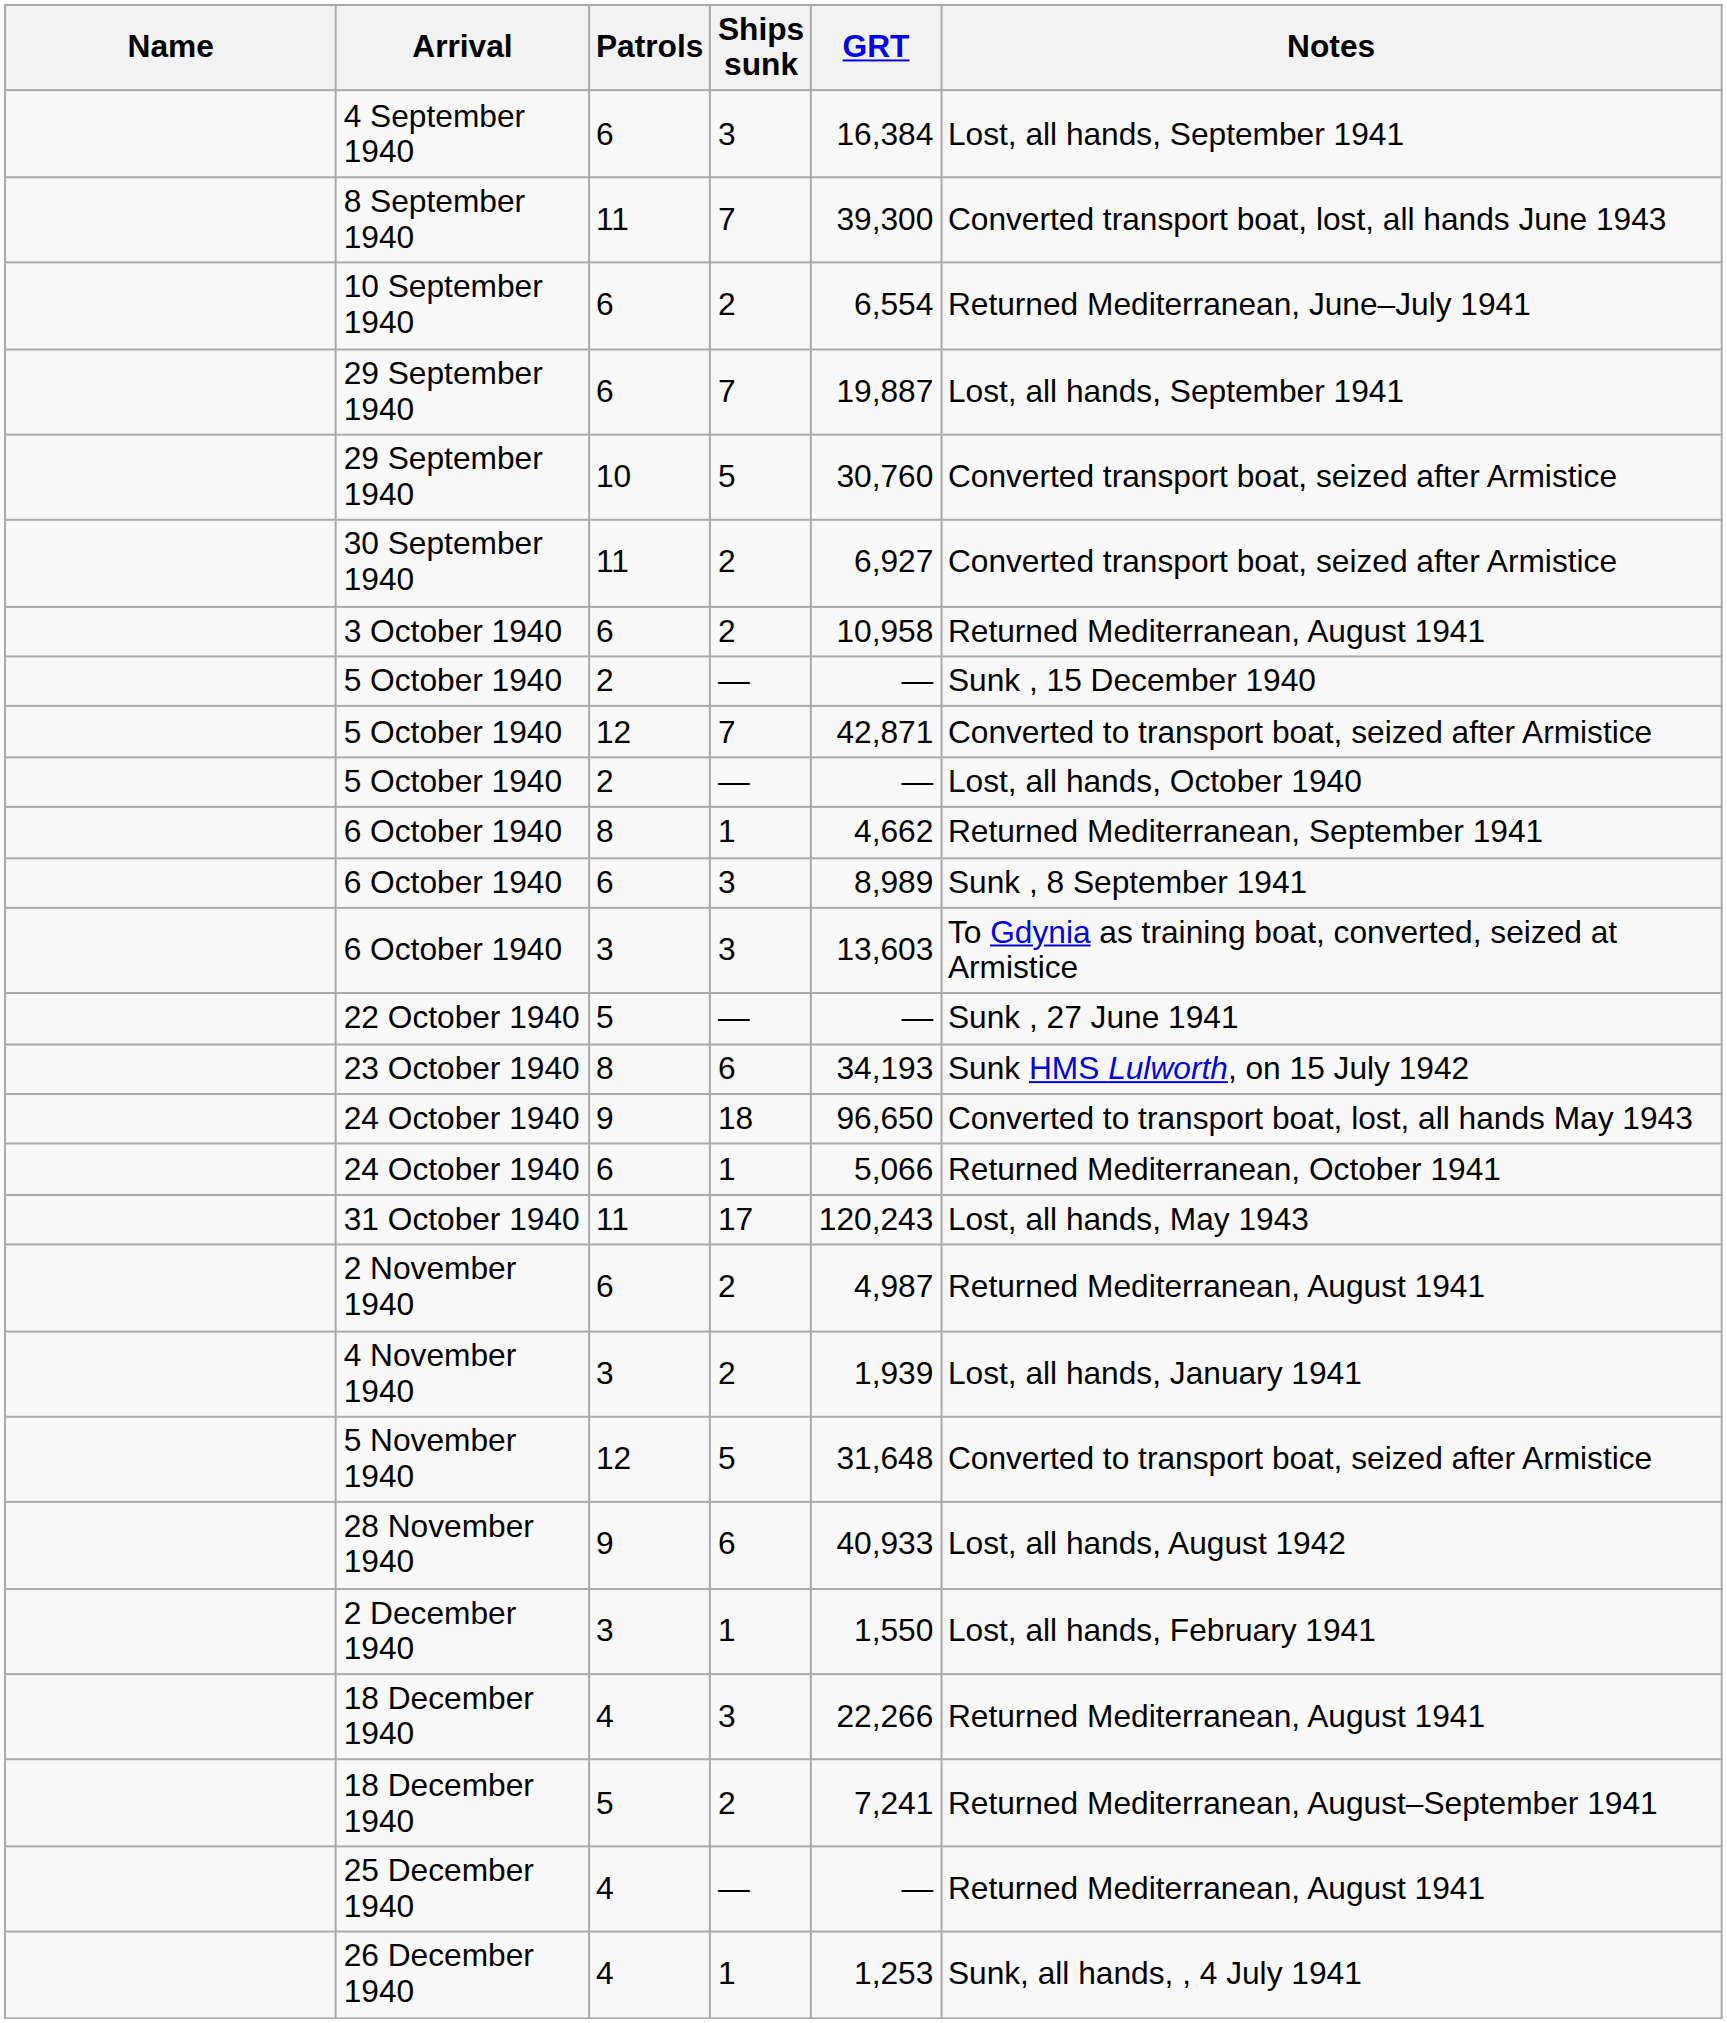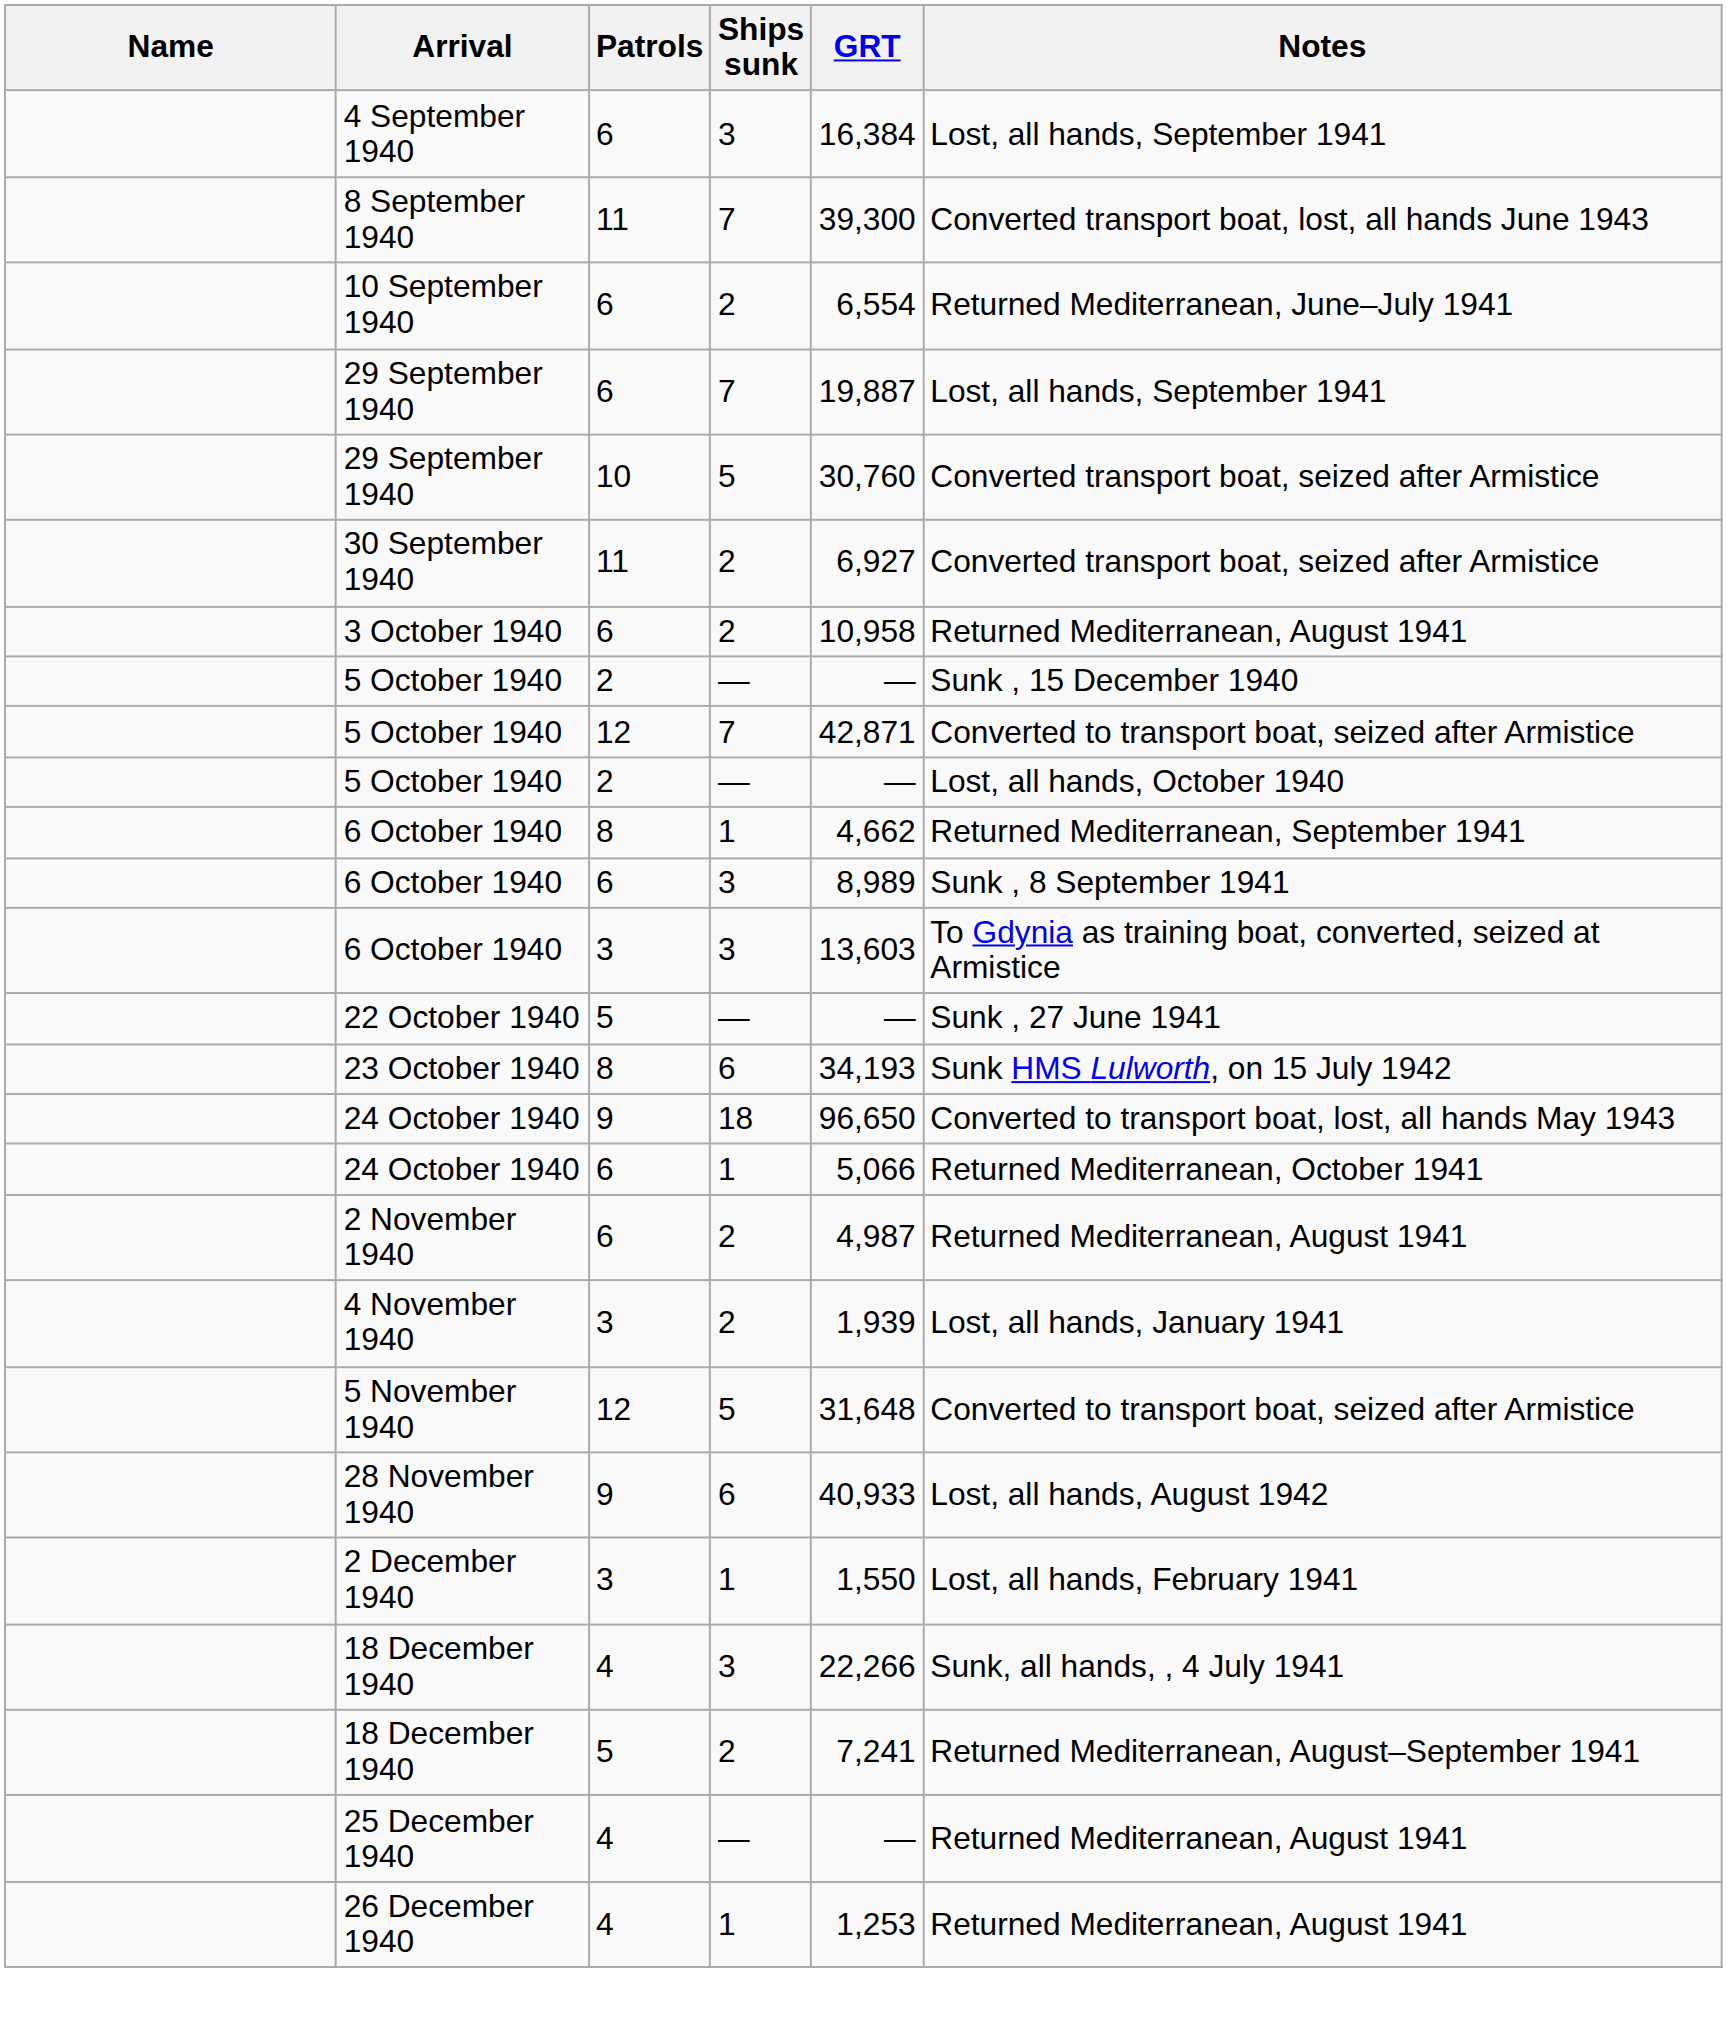- row: (462, 1219)
(1216, 1716) Returned Mediterranean, August 1941 -> (1137, 1666) Sunk, all hands, , 4 July 1941
(1155, 1974) Sunk, all hands, , 4 July 1941 -> (1199, 1923) Returned Mediterranean, August 1941
